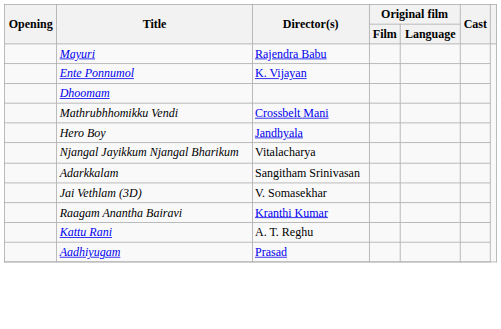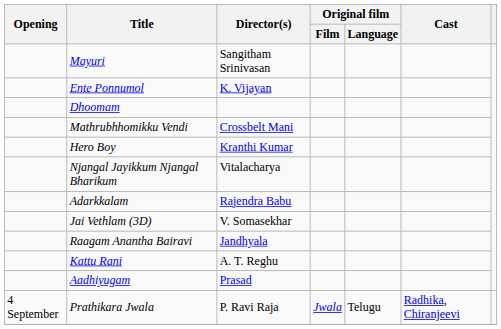(291, 54) Rajendra Babu -> (245, 61) Sangitham Srinivasan
(279, 133) Jandhyala -> (256, 147) Kranthi Kumar
(307, 172) Sangitham Srinivasan -> (255, 201) Rajendra Babu
(291, 212) Kranthi Kumar -> (244, 241) Jandhyala
+ row: (112, 307)
